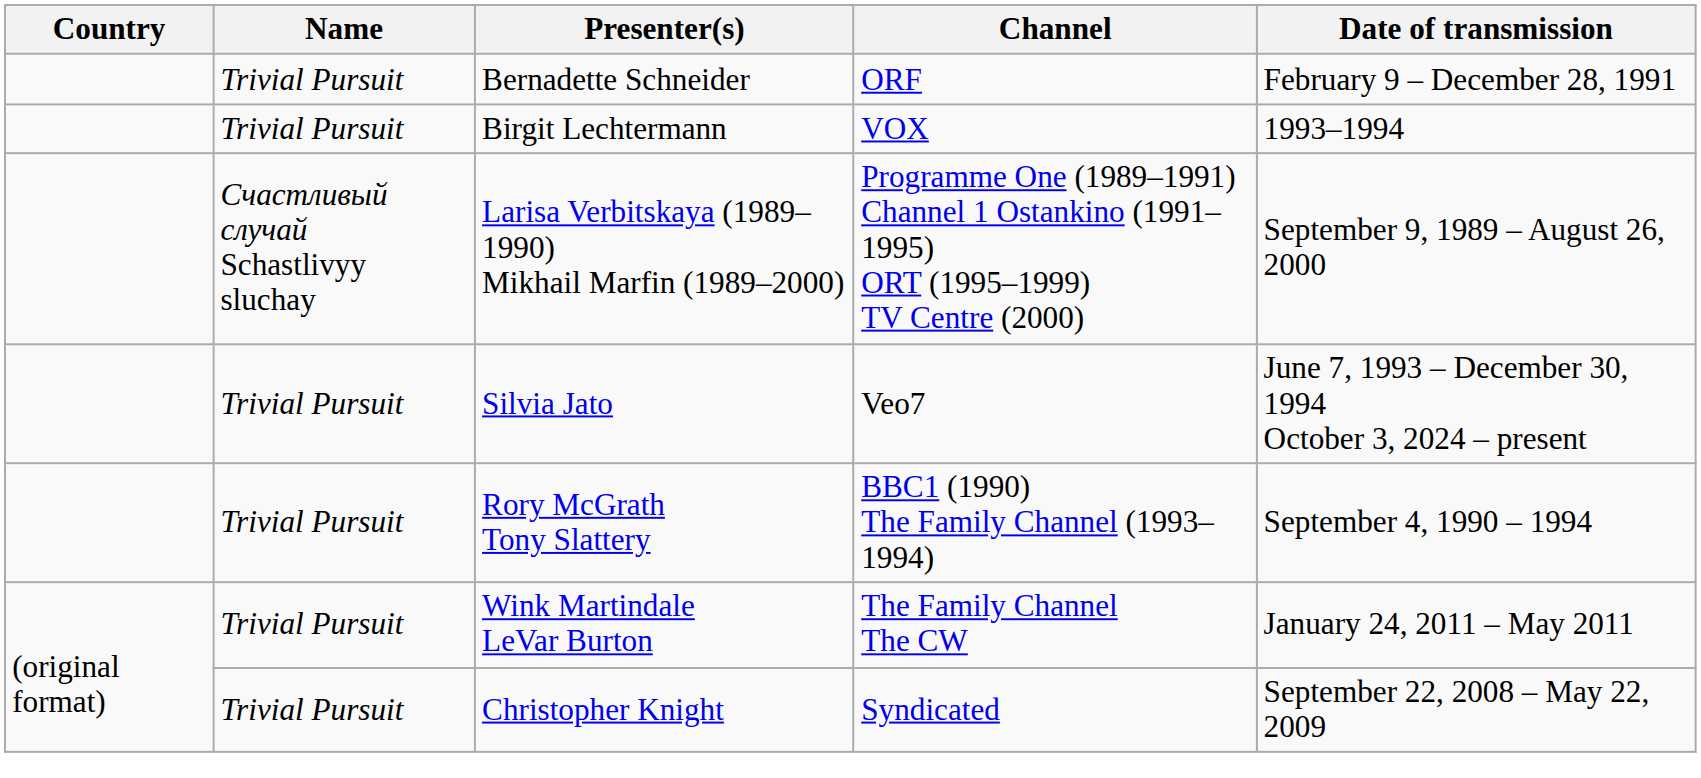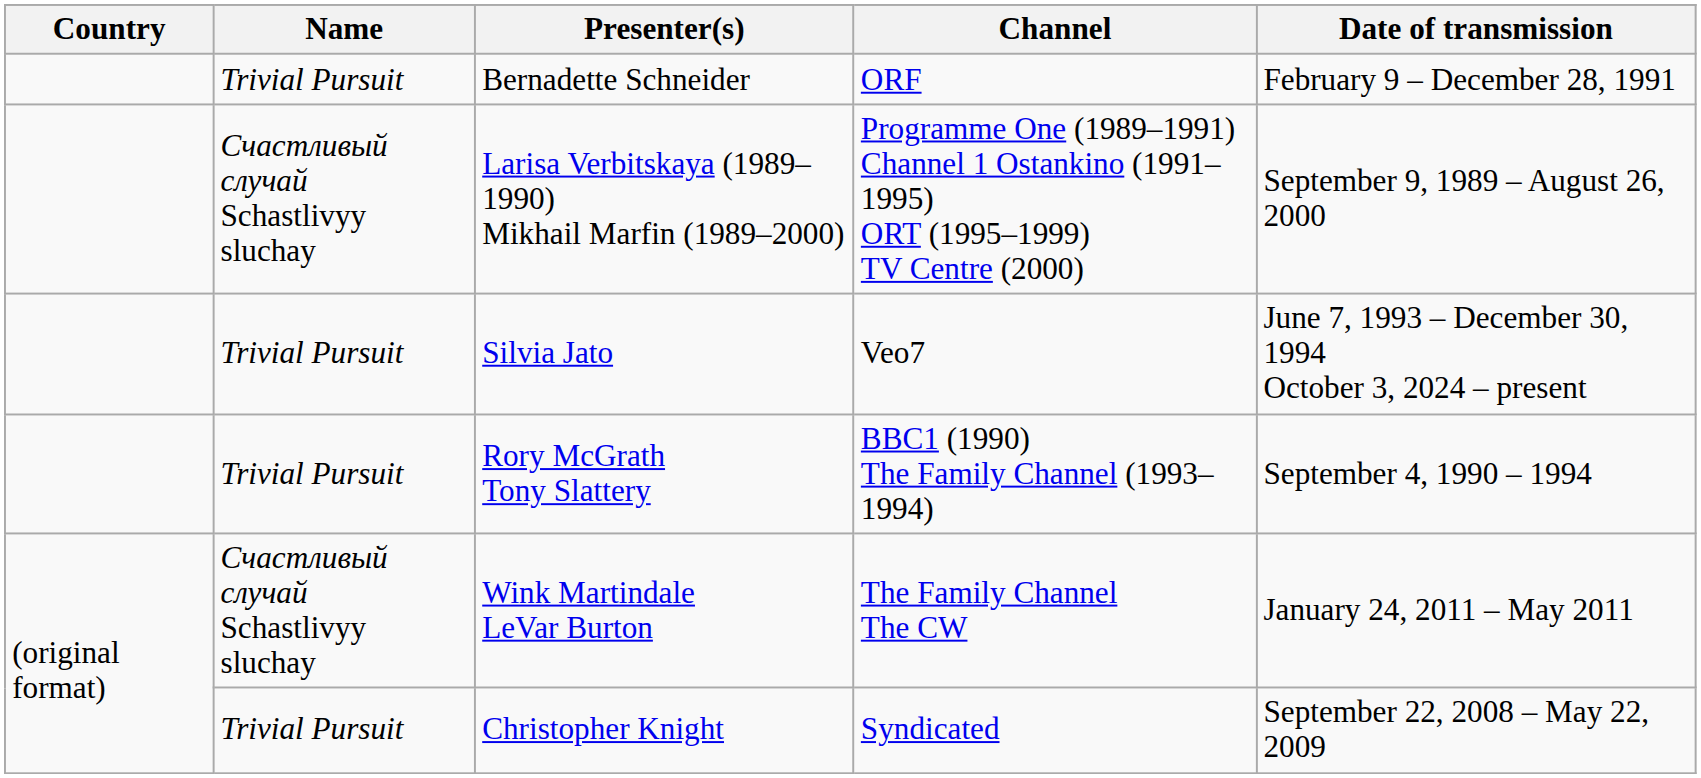- row: (604, 128)
(312, 624) Trivial Pursuit -> (304, 610) Счастливый случай Schastlivyy sluchay
